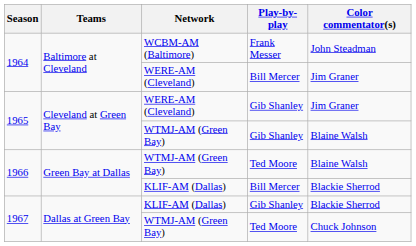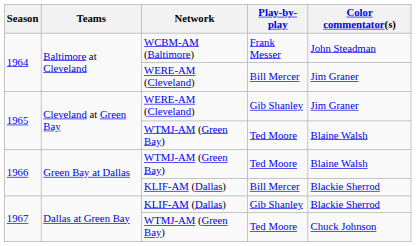(276, 135) Gib Shanley -> (273, 135) Ted Moore
